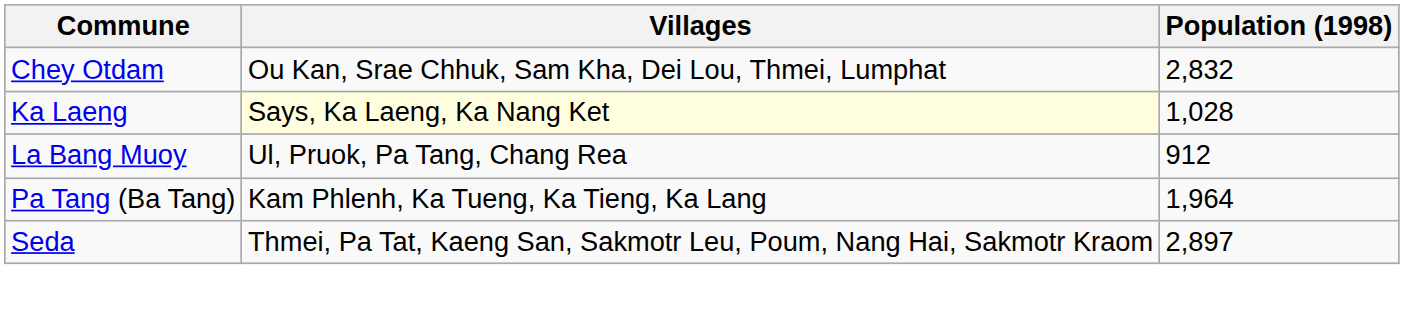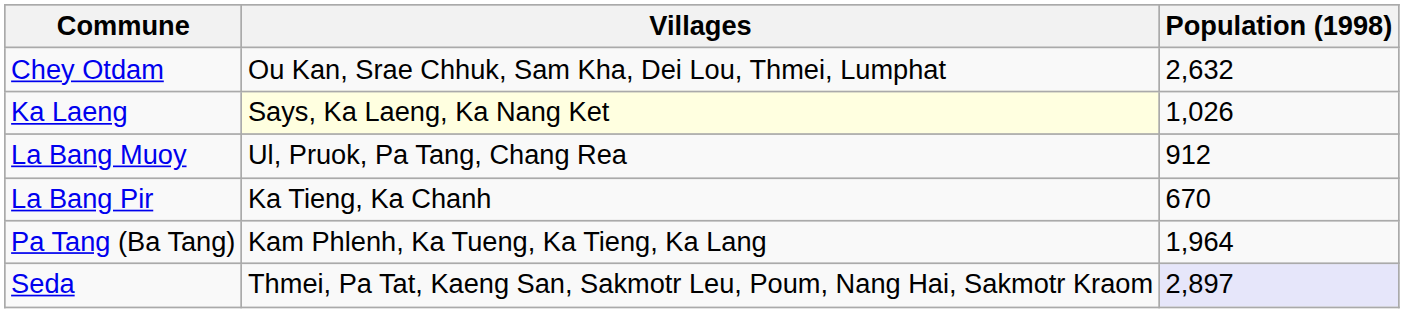(1200, 69) 2,832 -> (1200, 69) 2,632
(1200, 112) 1,028 -> (1200, 112) 1,026
+ row: (82, 198)
(1200, 241) no background -> (1200, 284) lavender background
